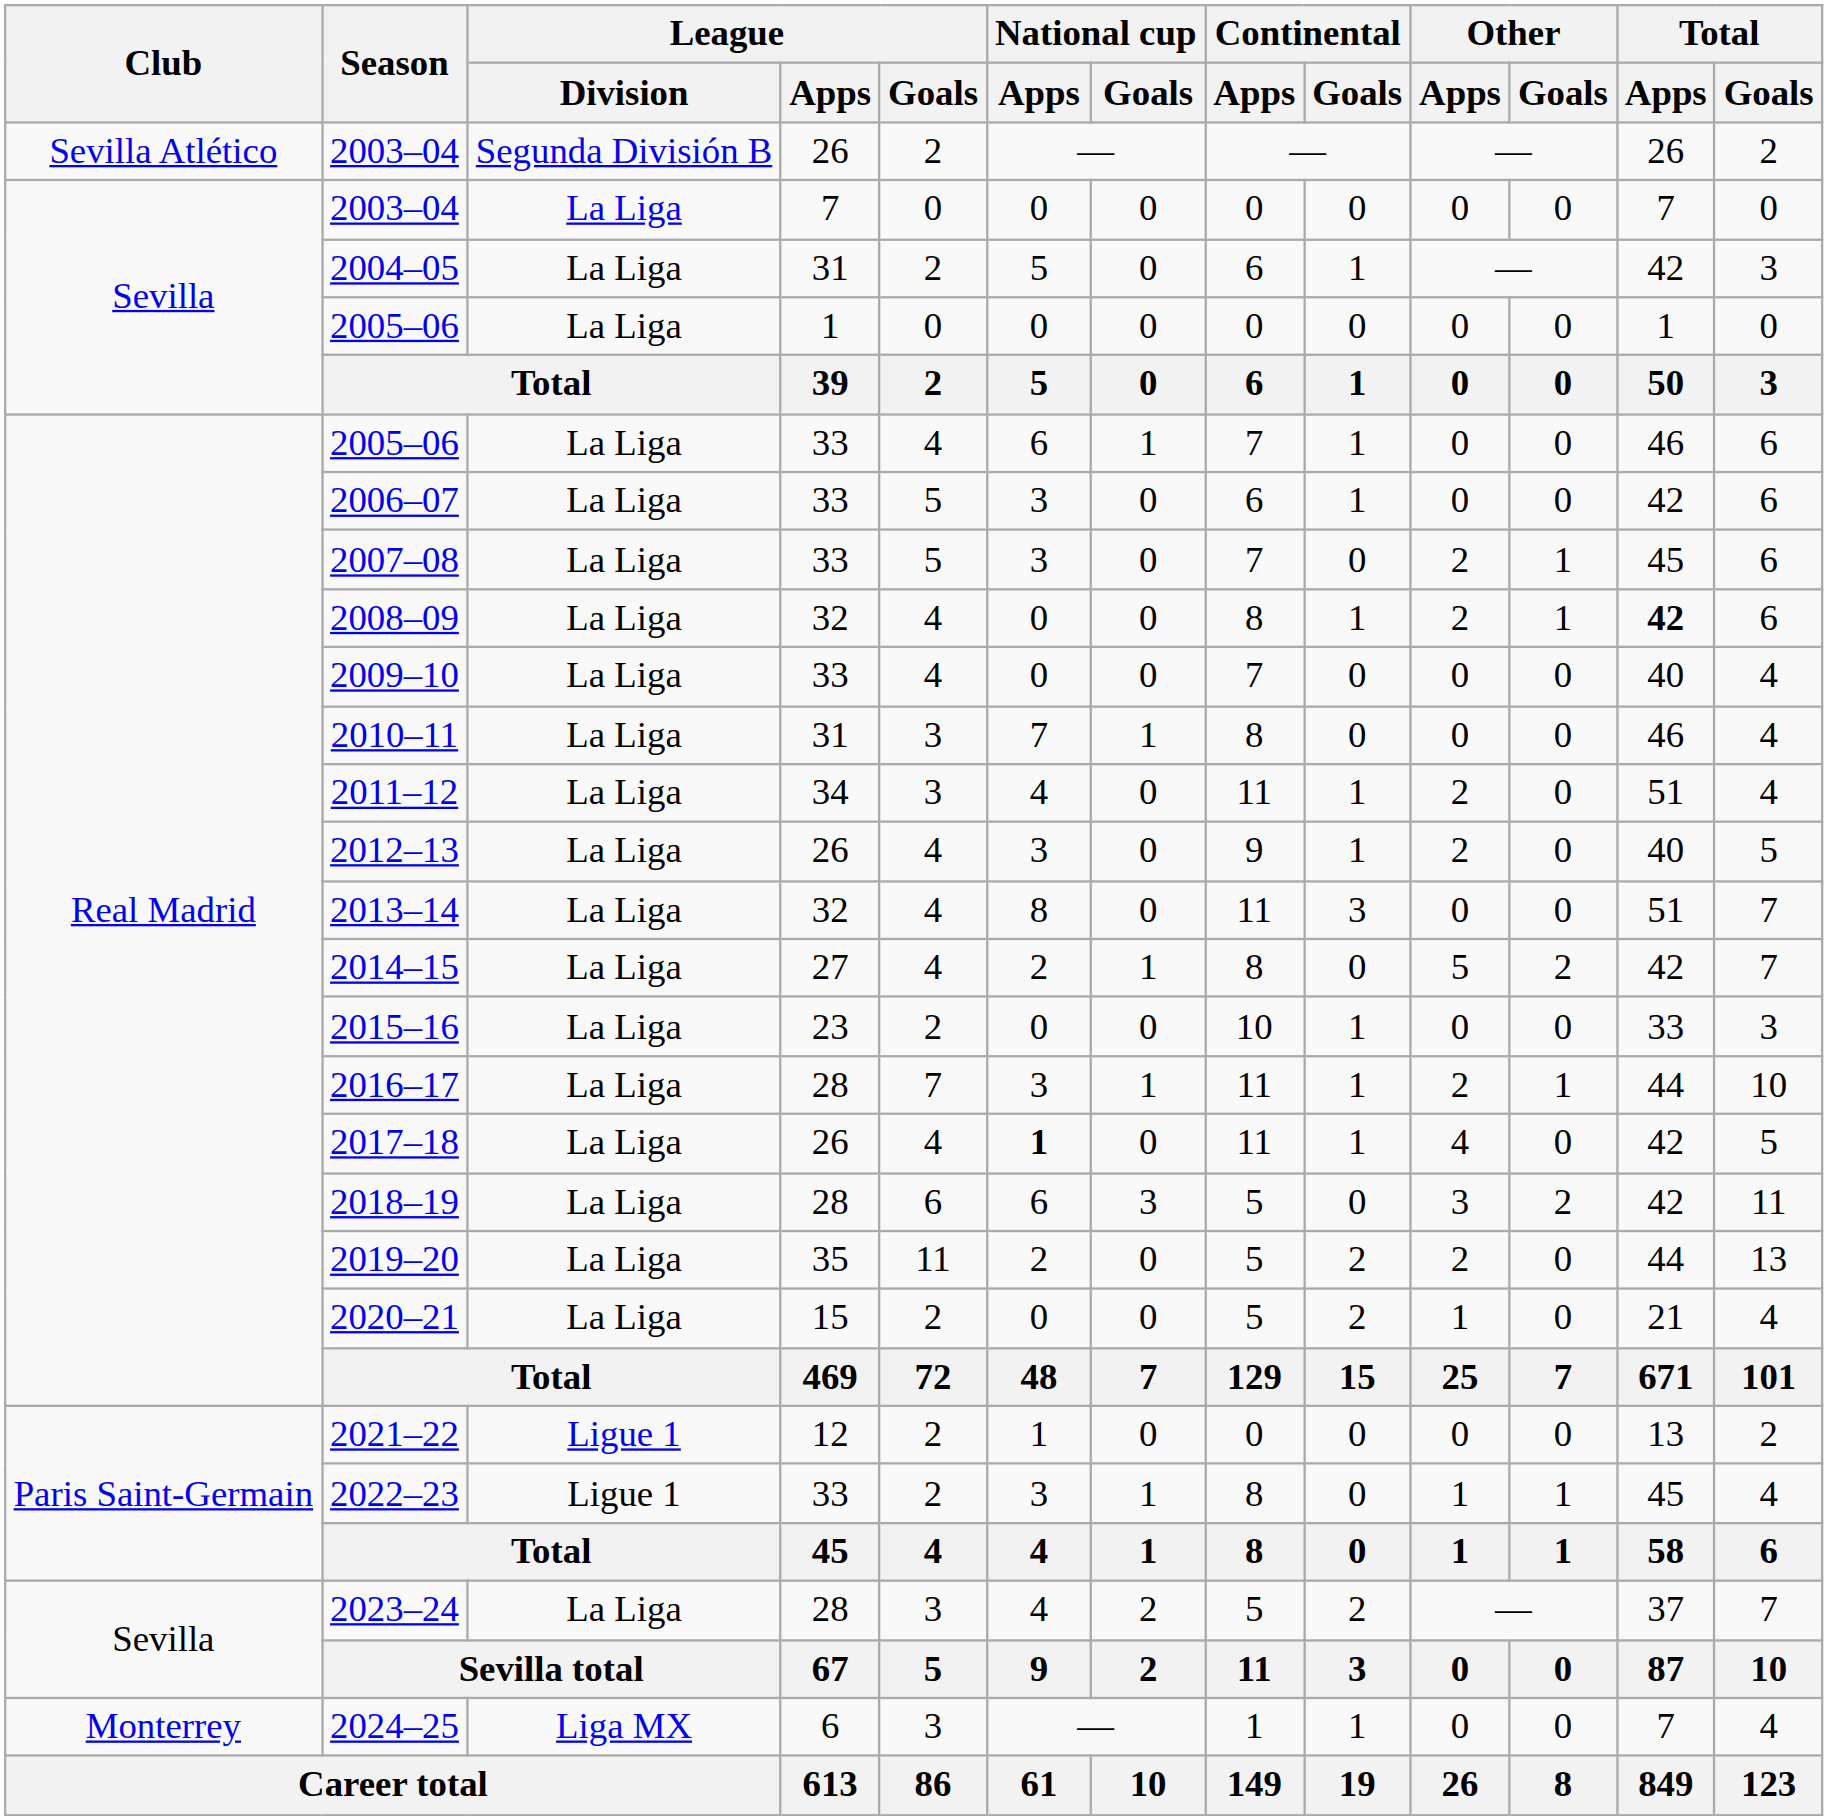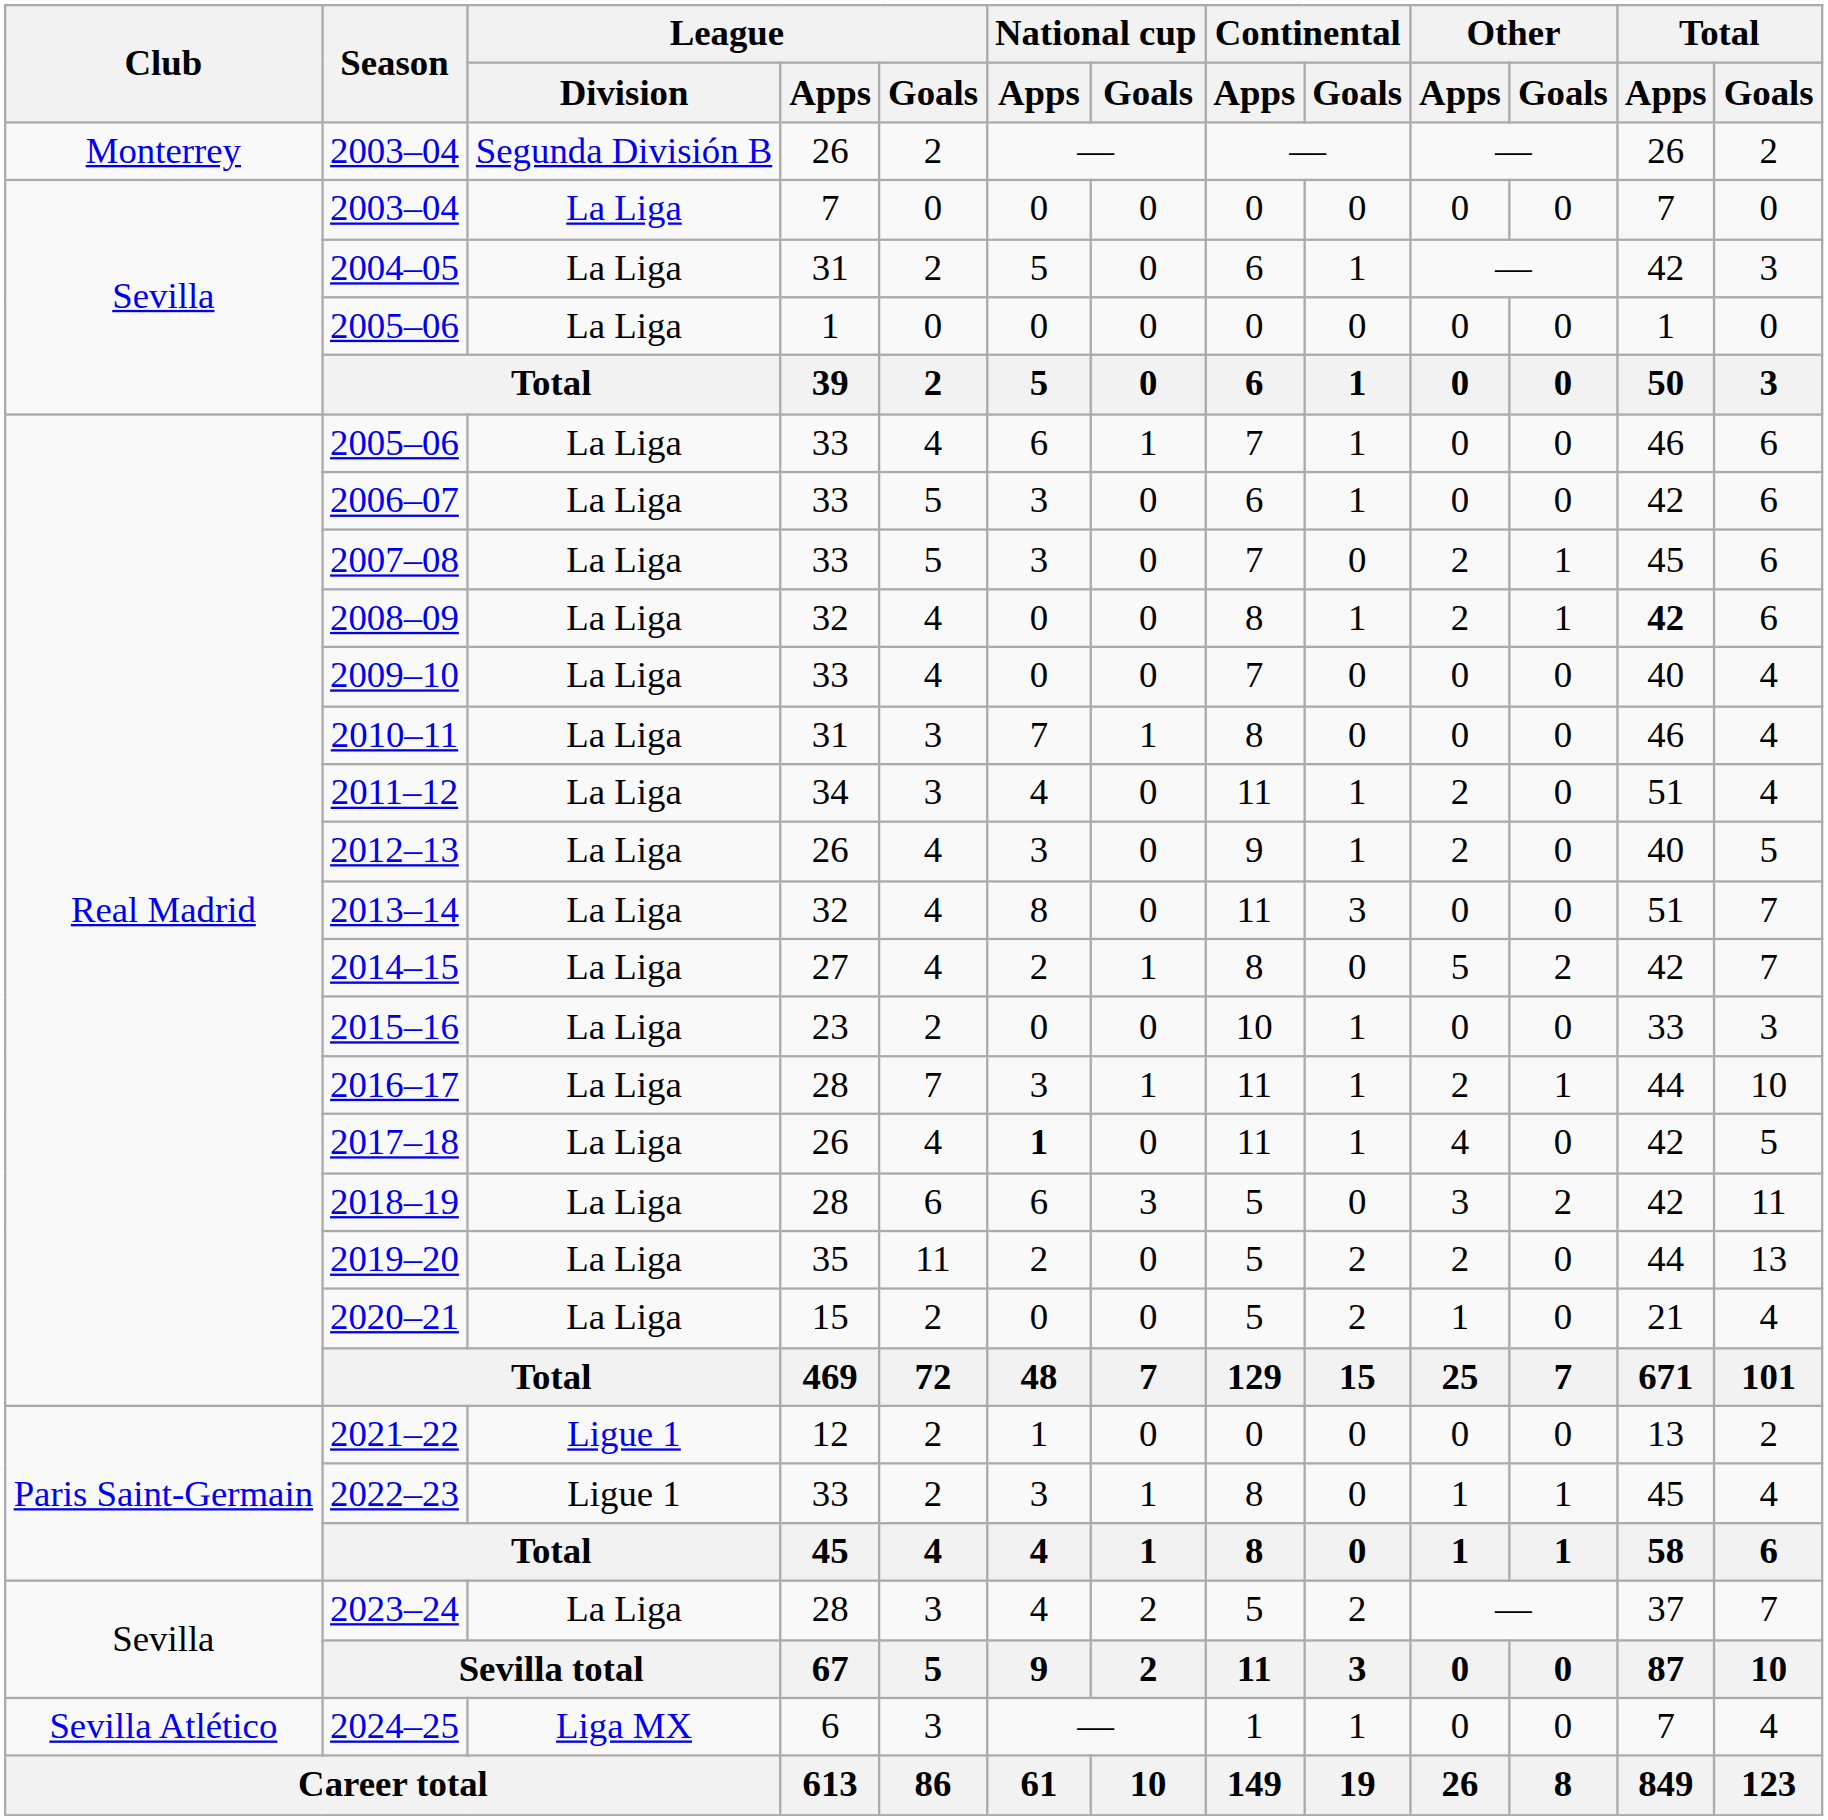(163, 150) Sevilla Atlético -> (163, 150) Monterrey
(163, 1726) Monterrey -> (163, 1726) Sevilla Atlético
